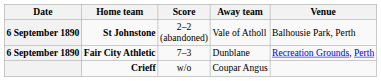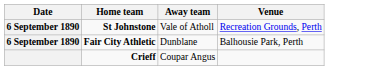- column: (184, 12)
(314, 32) Balhousie Park, Perth -> (271, 27) Recreation Grounds, Perth
(323, 53) Recreation Grounds, Perth -> (261, 42) Balhousie Park, Perth
